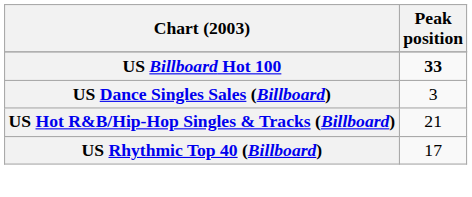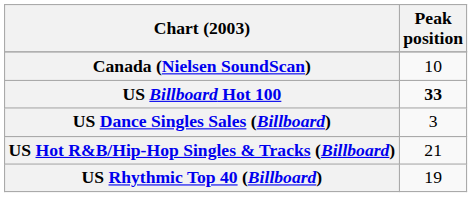+ row: (202, 66)
(433, 149) 17 -> (433, 177) 19
